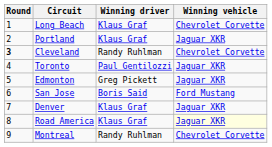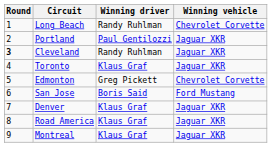(123, 25) Klaus Graf -> (130, 25) Randy Ruhlman
(123, 38) Klaus Graf -> (135, 38) Paul Gentilozzi
(220, 52) Chevrolet Corvette -> (200, 52) Jaguar XKR
(135, 66) Paul Gentilozzi -> (123, 66) Klaus Graf
(200, 80) Jaguar XKR -> (220, 80) Chevrolet Corvette
(200, 121) lightyellow background -> (200, 121) no background
(130, 135) Randy Ruhlman -> (123, 135) Klaus Graf
(220, 135) Chevrolet Corvette -> (200, 135) Jaguar XKR
